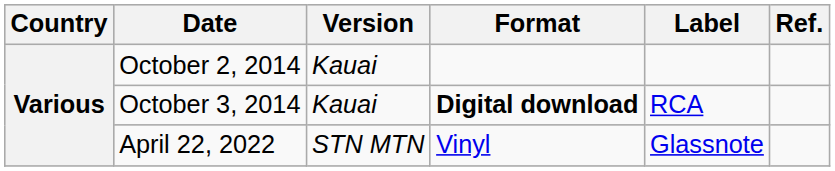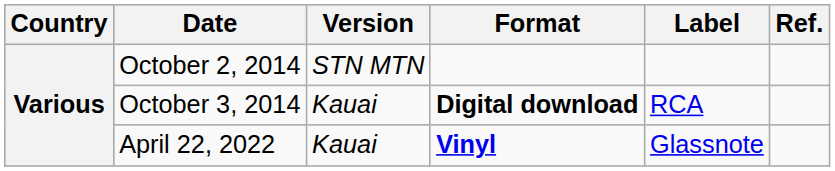(344, 64) Kauai -> (368, 64) STN MTN
(368, 144) STN MTN -> (344, 144) Kauai
(463, 144) normal -> (466, 144) bold
